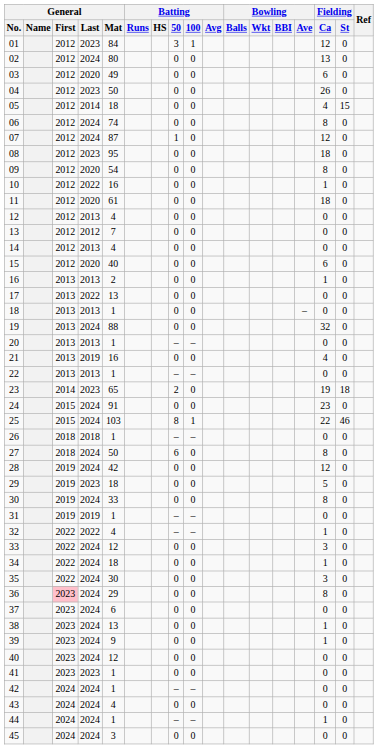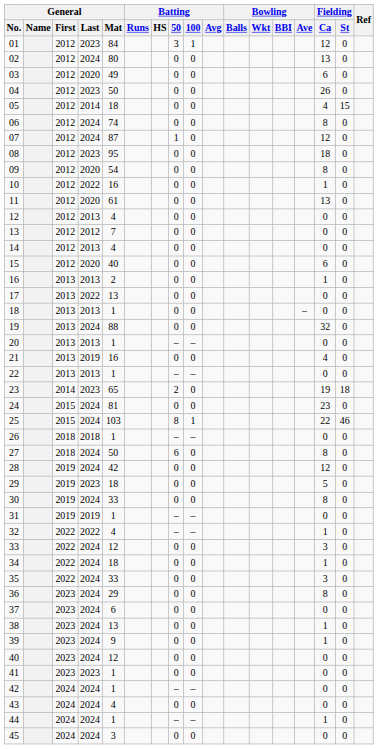(325, 201) 18 -> (325, 201) 13
(113, 405) 91 -> (113, 405) 81
(113, 578) 30 -> (113, 578) 33
(65, 594) pink background -> (65, 594) no background
